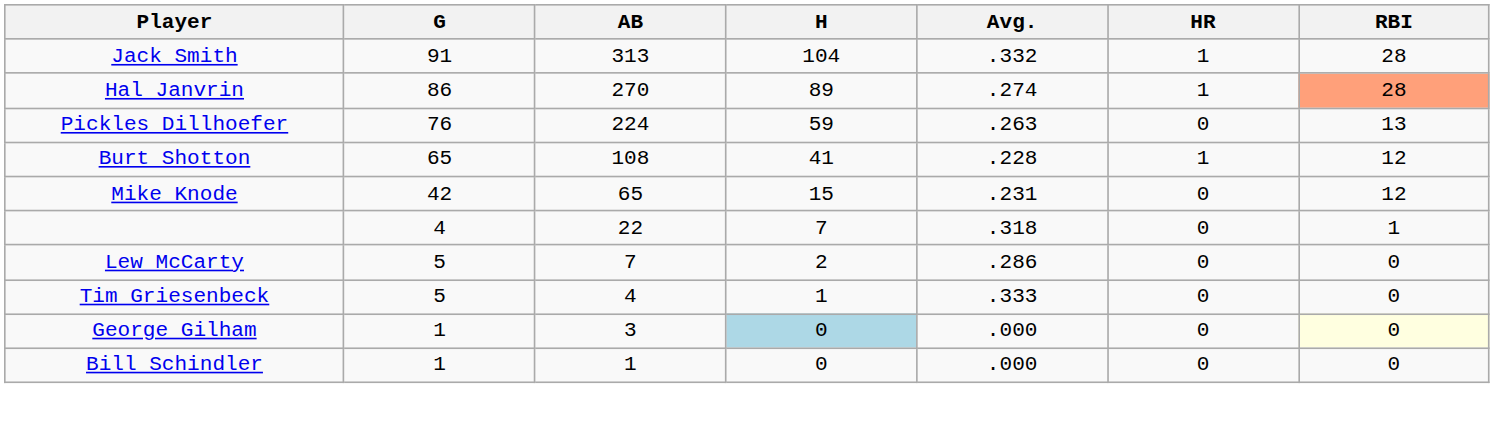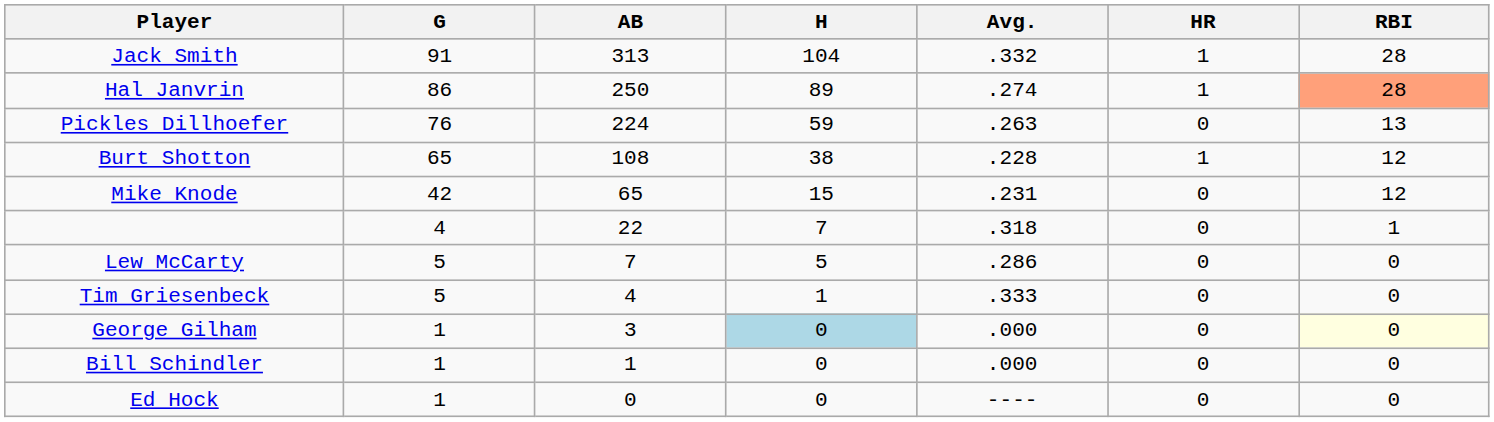(630, 91) 270 -> (630, 91) 250
(821, 159) 41 -> (821, 159) 38
(821, 262) 2 -> (821, 262) 5
+ row: (174, 400)
